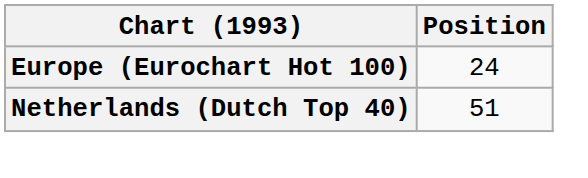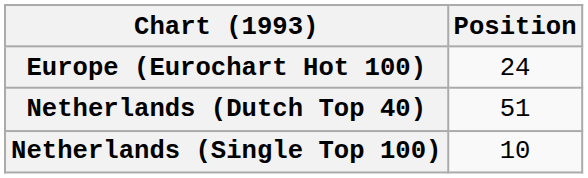+ row: (226, 151)
